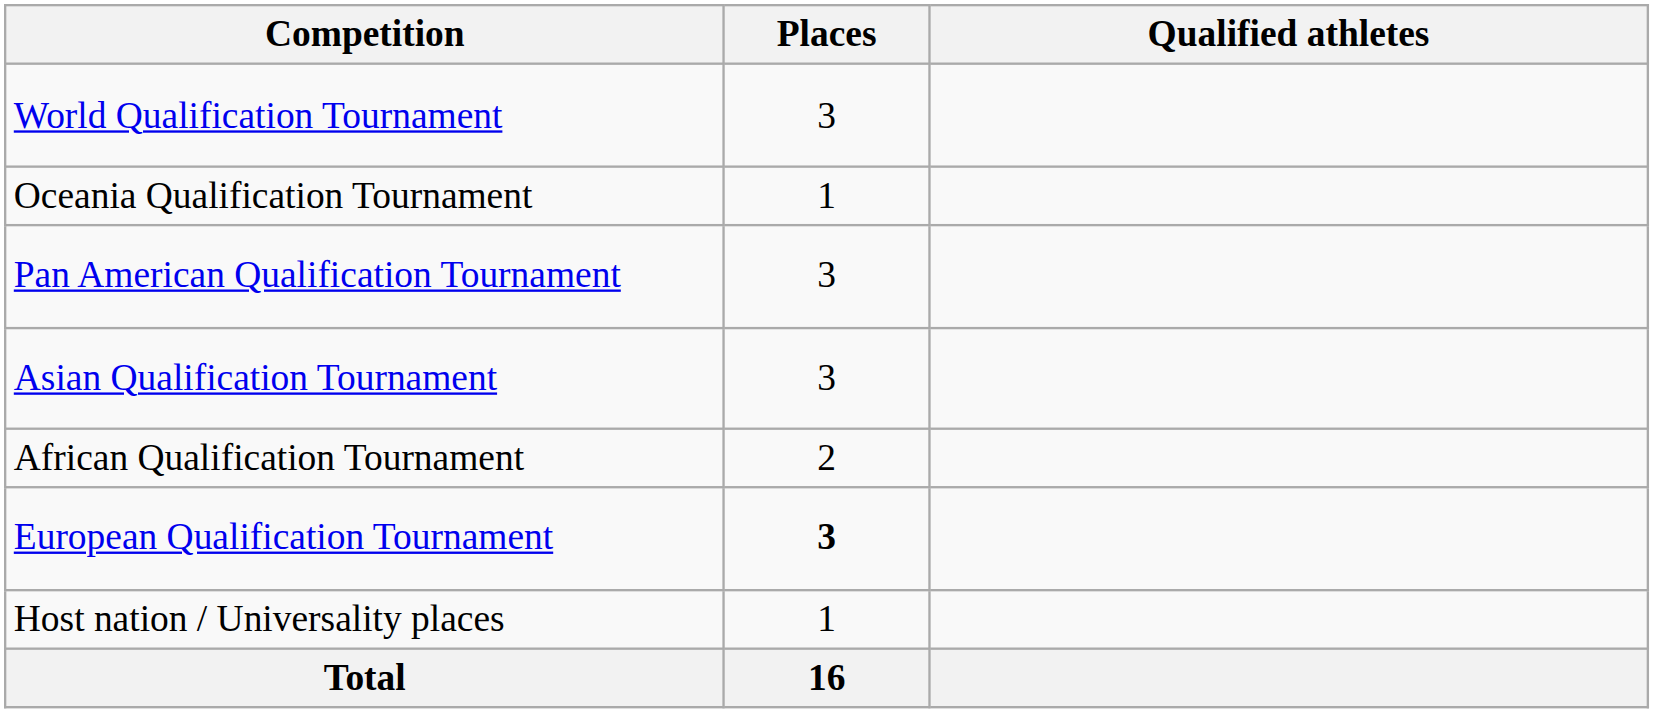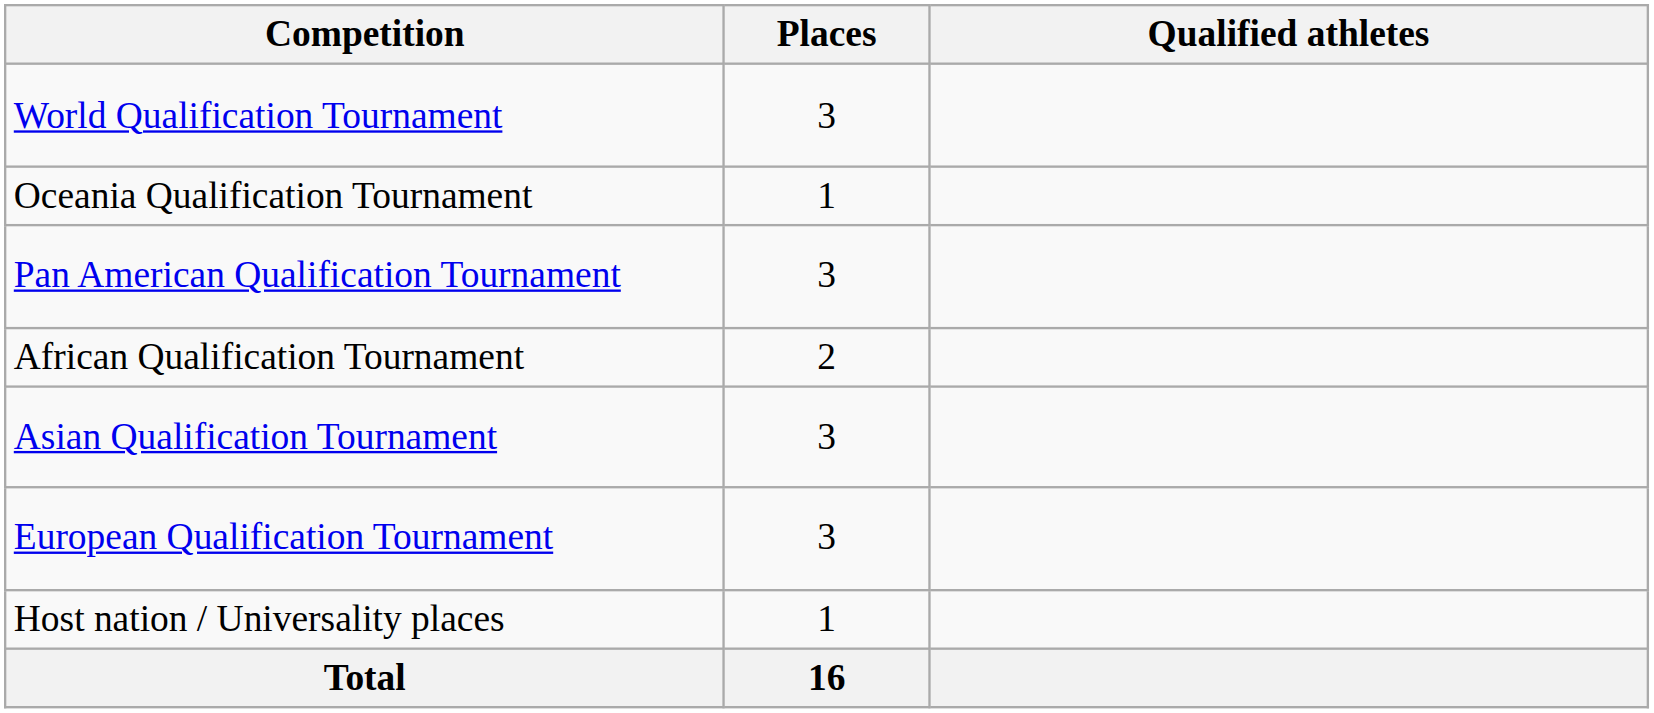rows swapped: (255, 376) <-> (269, 457)
(827, 537) bold -> (827, 537) normal
